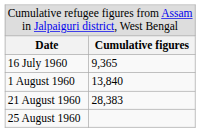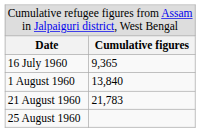(107, 100) 28,383 -> (107, 100) 21,783
